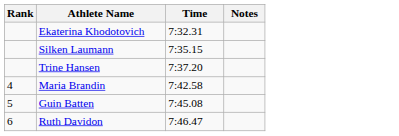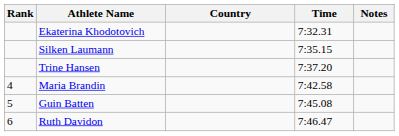+ column: (230, 13)
